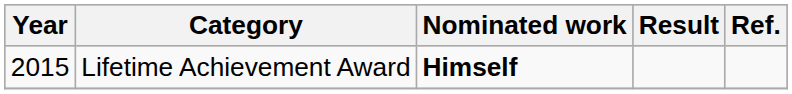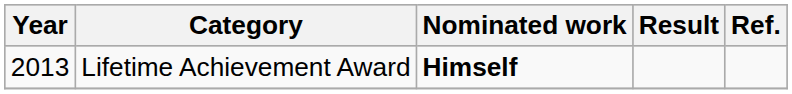(40, 66) 2015 -> (40, 66) 2013
